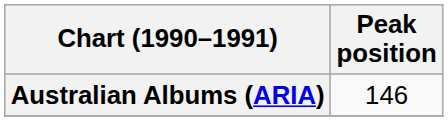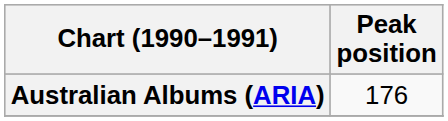(387, 94) 146 -> (387, 94) 176
